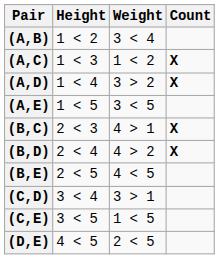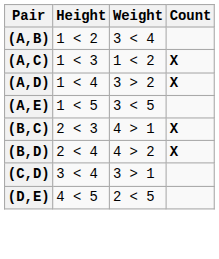- row: (29, 175)
- row: (29, 220)
